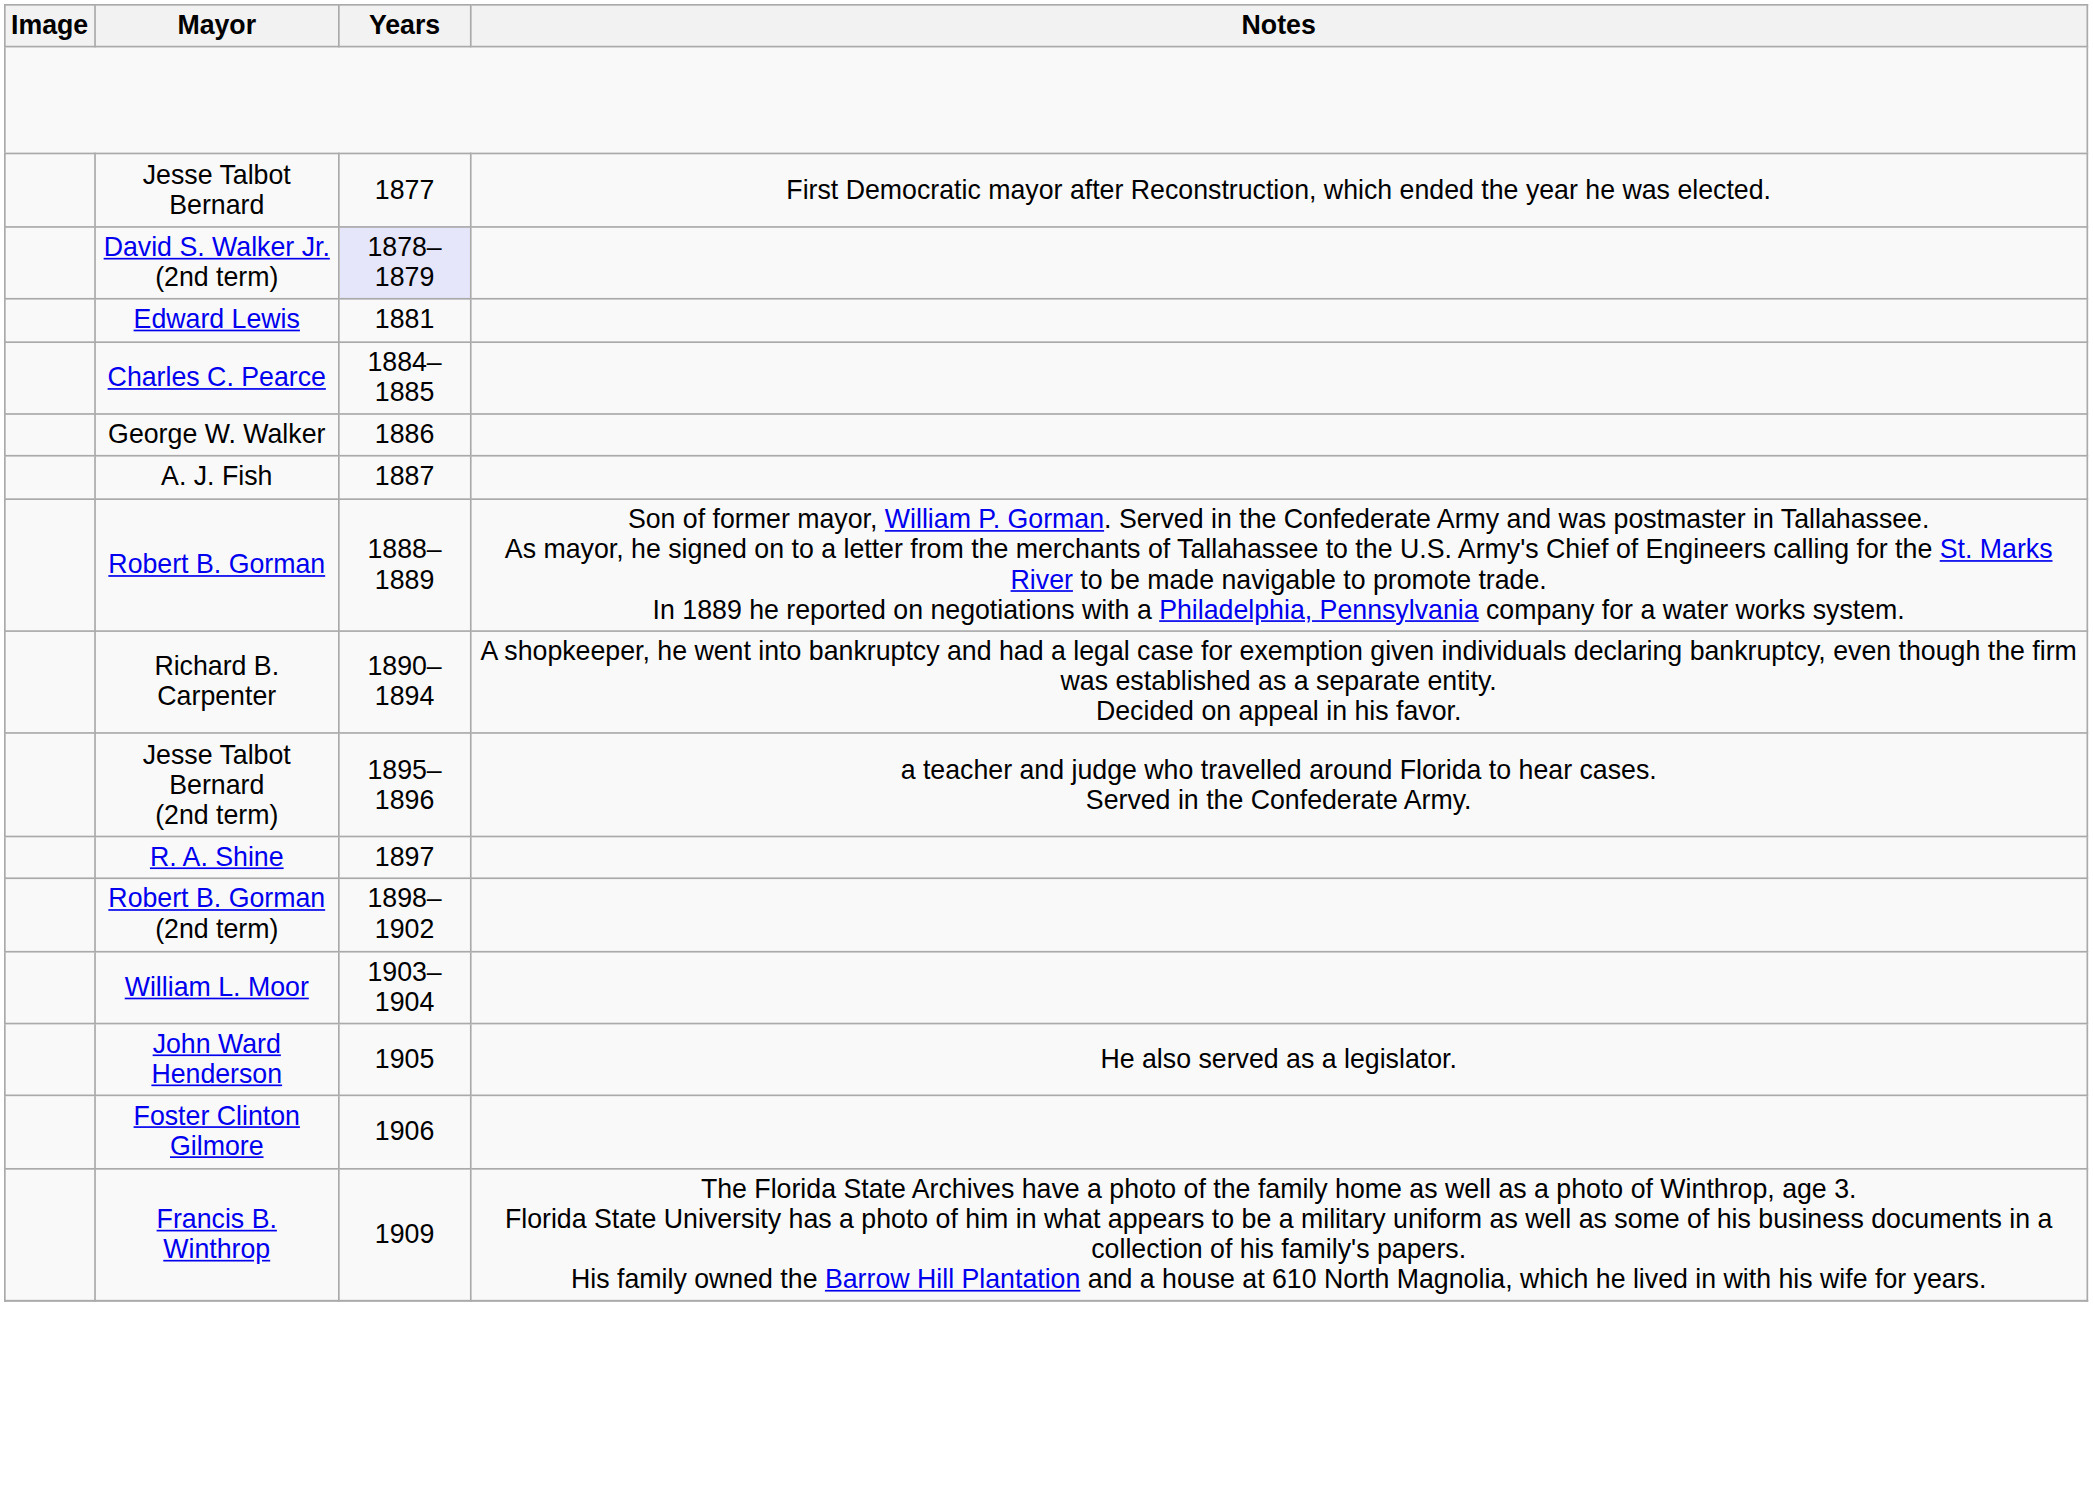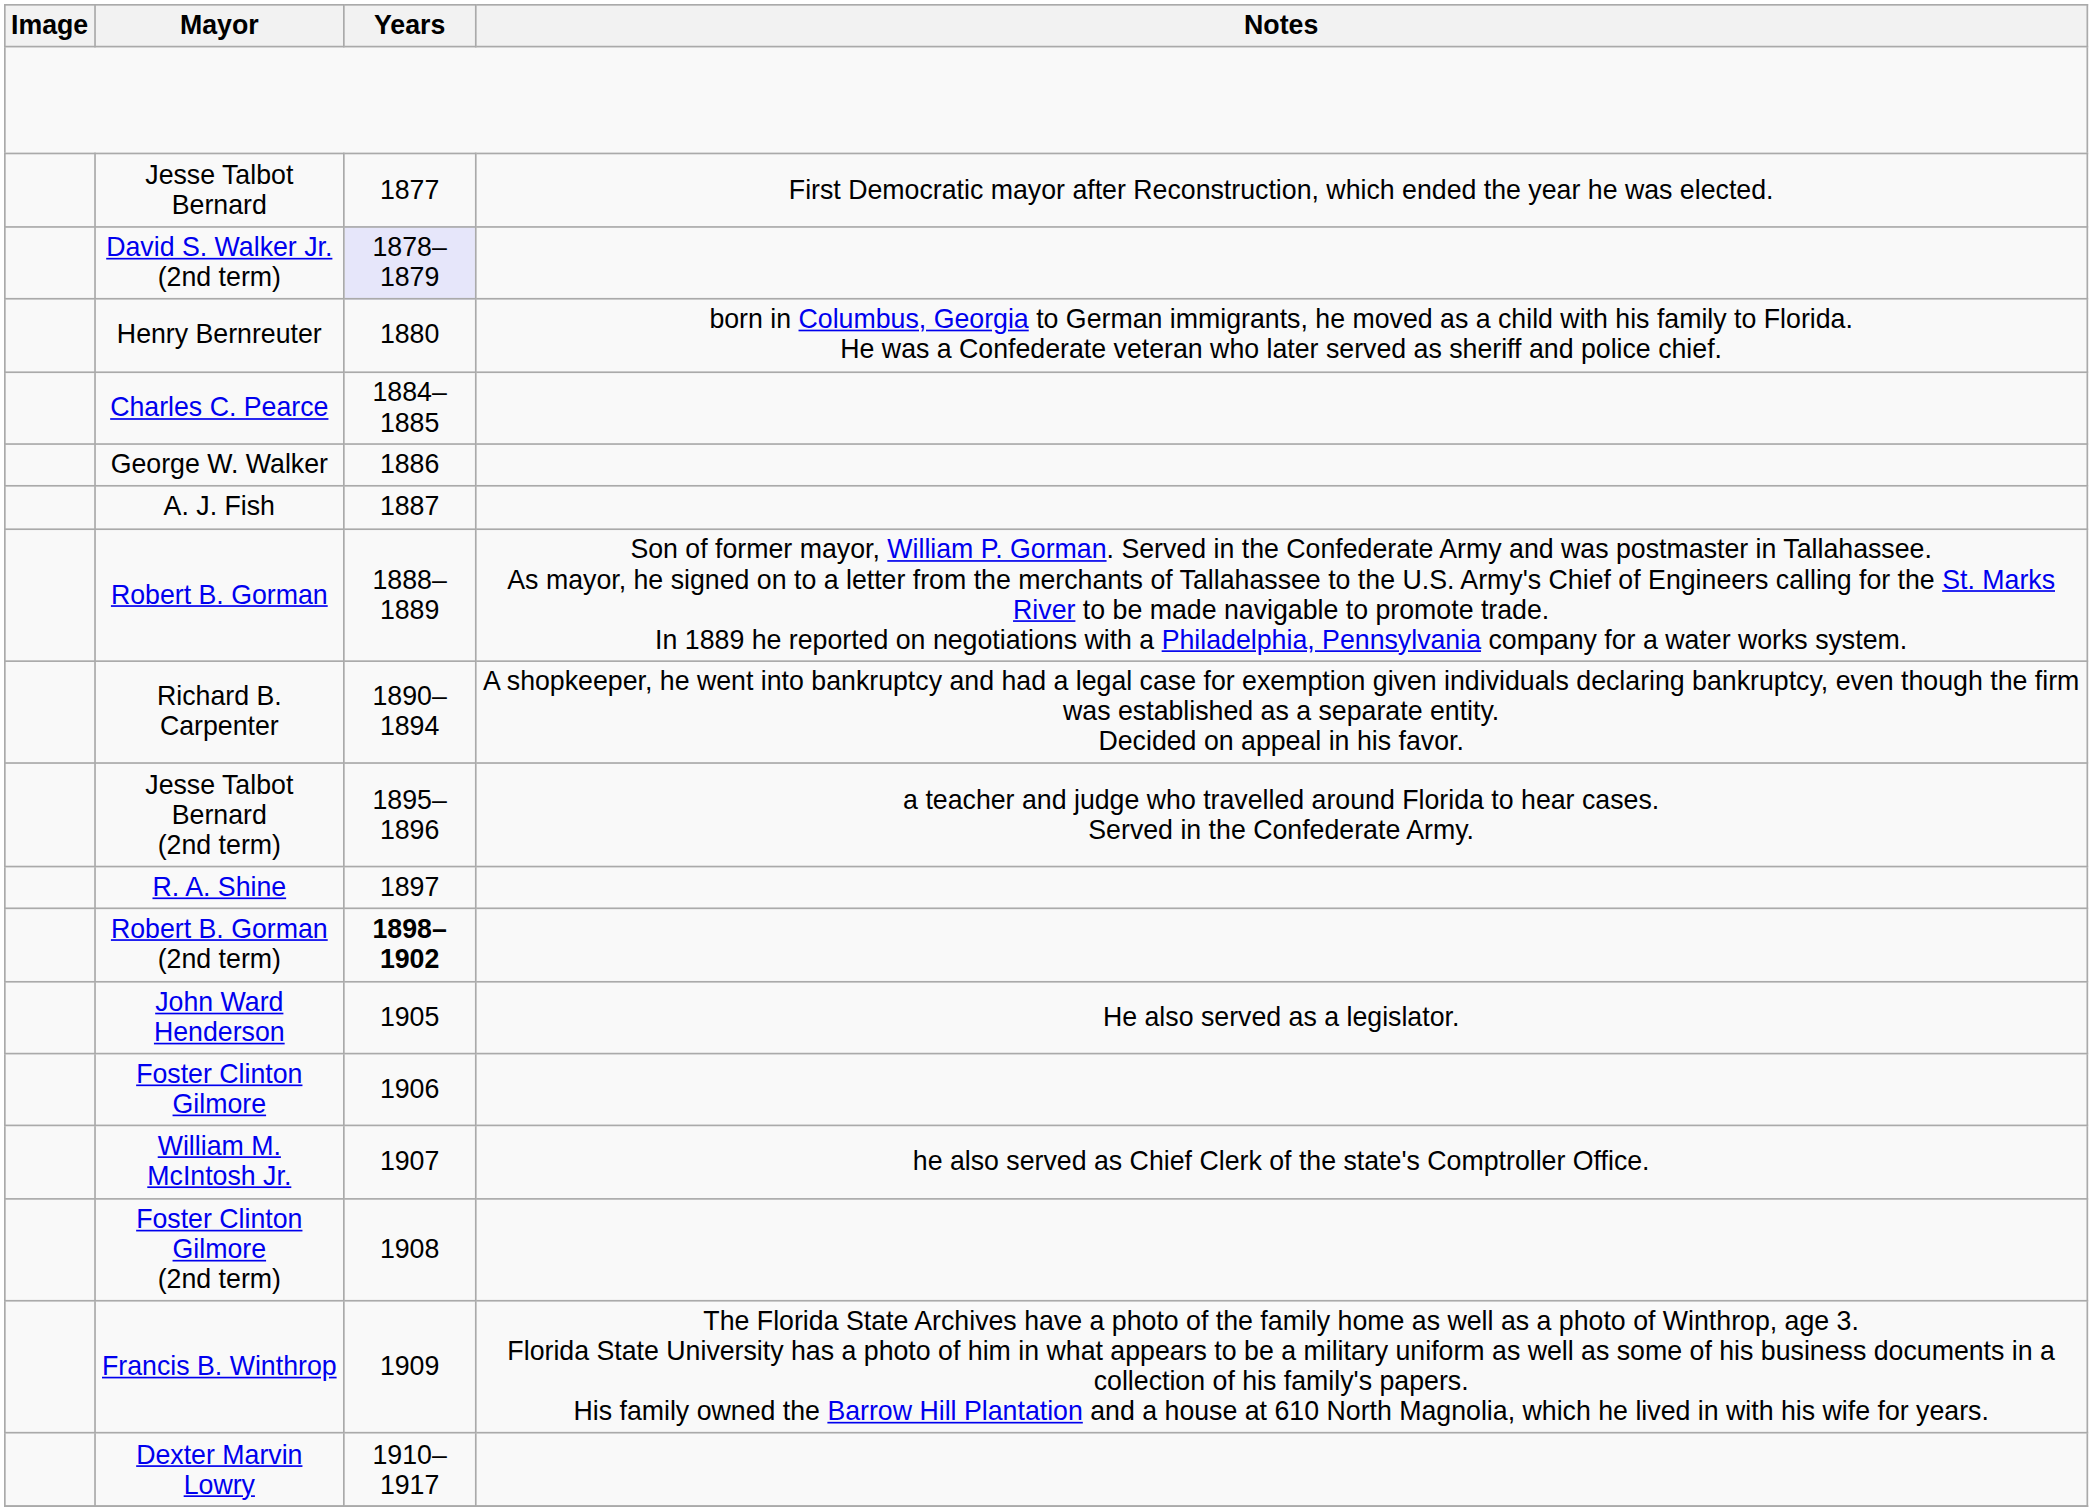+ row: (219, 334)
- row: (217, 319)
(405, 914) normal -> (410, 944) bold
- row: (217, 986)
+ row: (219, 1161)
+ row: (219, 1249)
+ row: (219, 1469)
